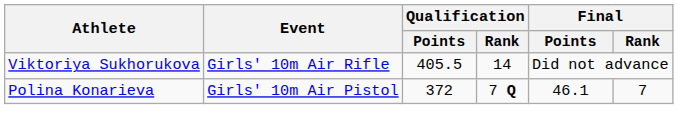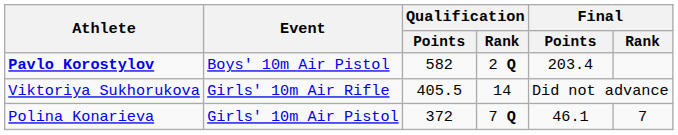+ row: (81, 65)
